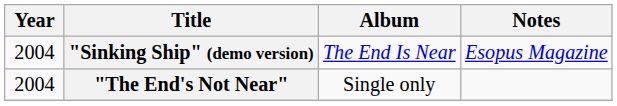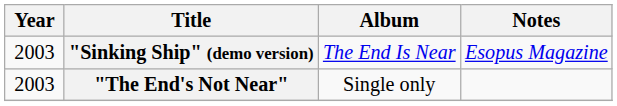(34, 52) 2004 -> (34, 52) 2003
(34, 84) 2004 -> (34, 84) 2003
